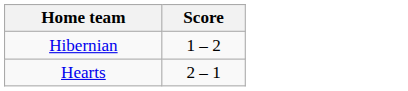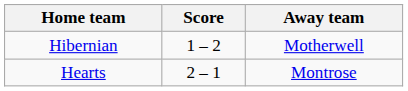+ column: (324, 18)
